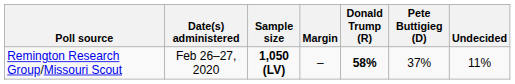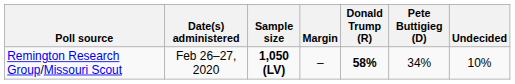(419, 63) 37% -> (419, 63) 34%
(480, 63) 11% -> (479, 63) 10%
